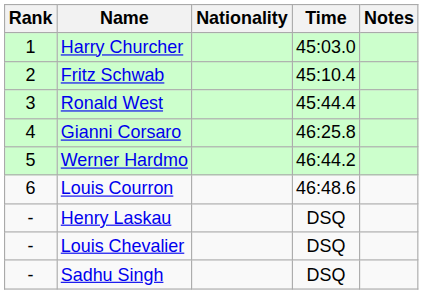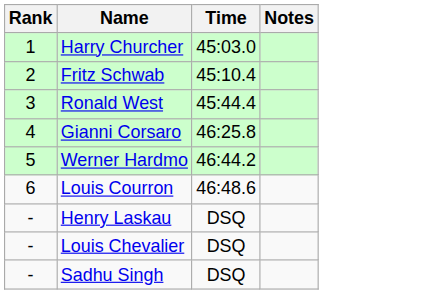- column: (242, 18)
